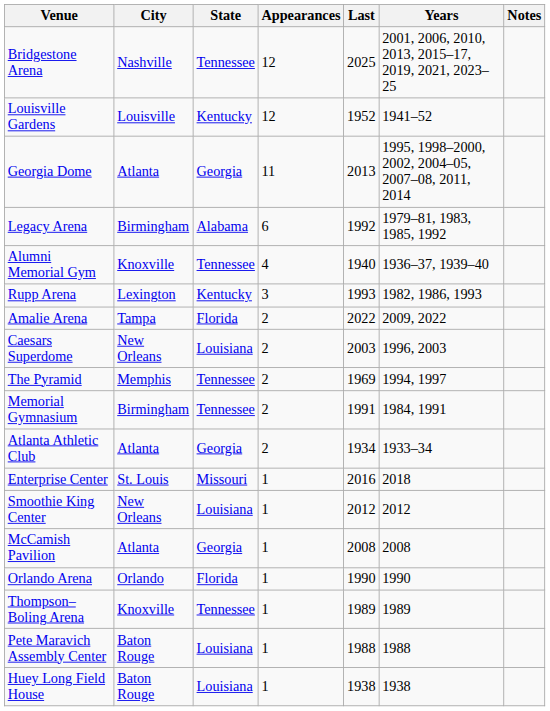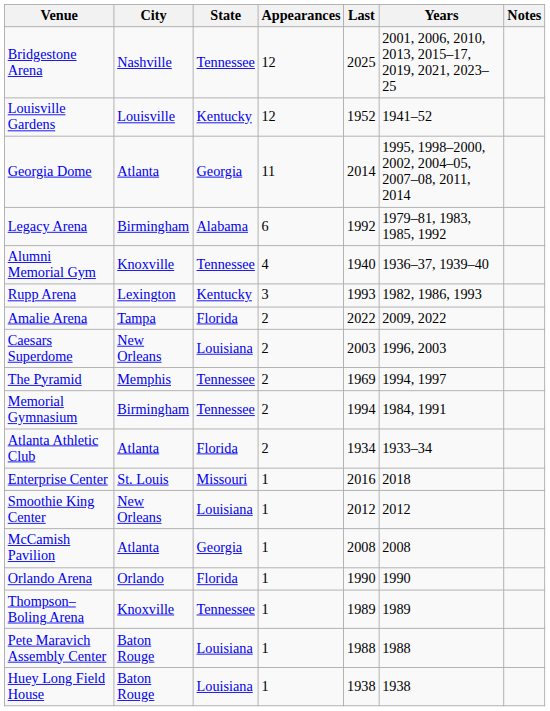(361, 171) 2013 -> (361, 171) 2014
(361, 409) 1991 -> (361, 409) 1994
(219, 448) Georgia -> (217, 448) Florida
